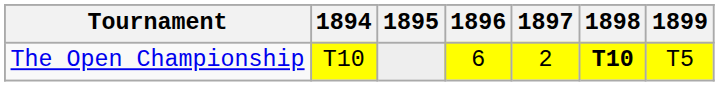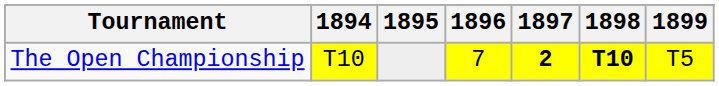(478, 62) 6 -> (478, 62) 7
(546, 62) normal -> (546, 62) bold
